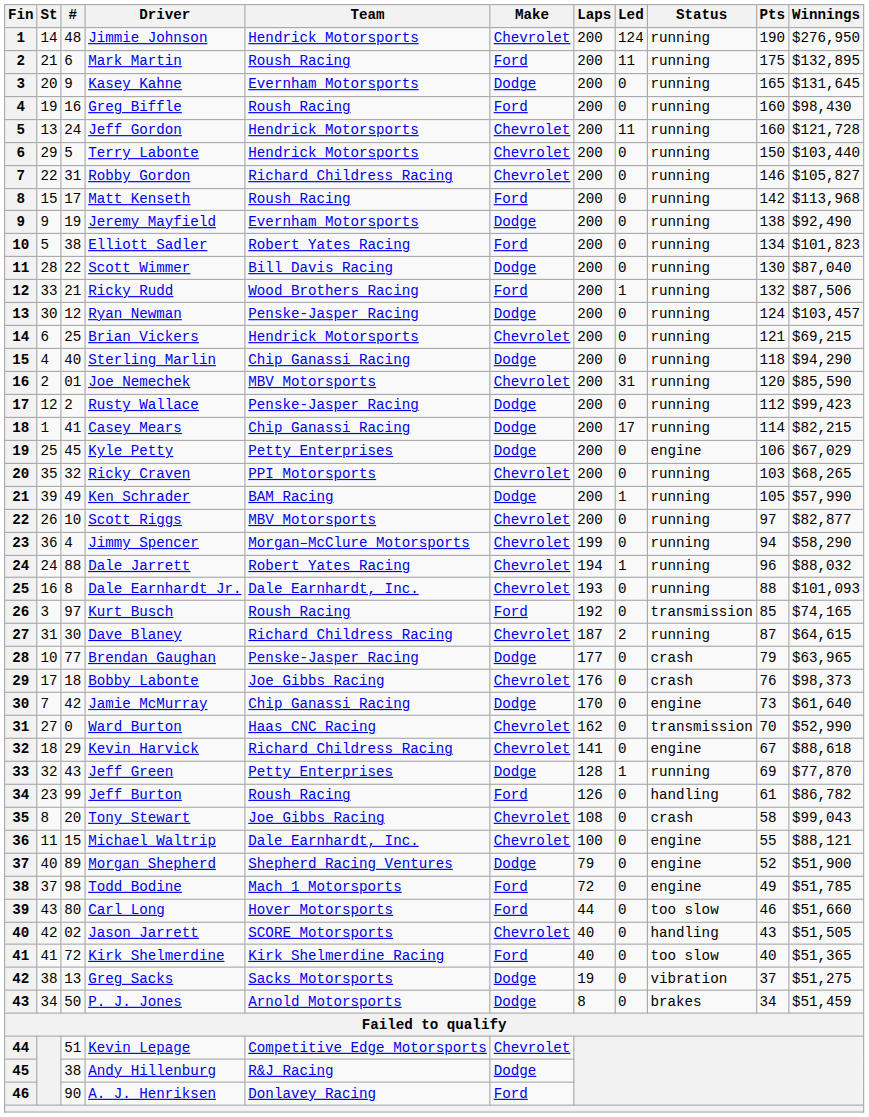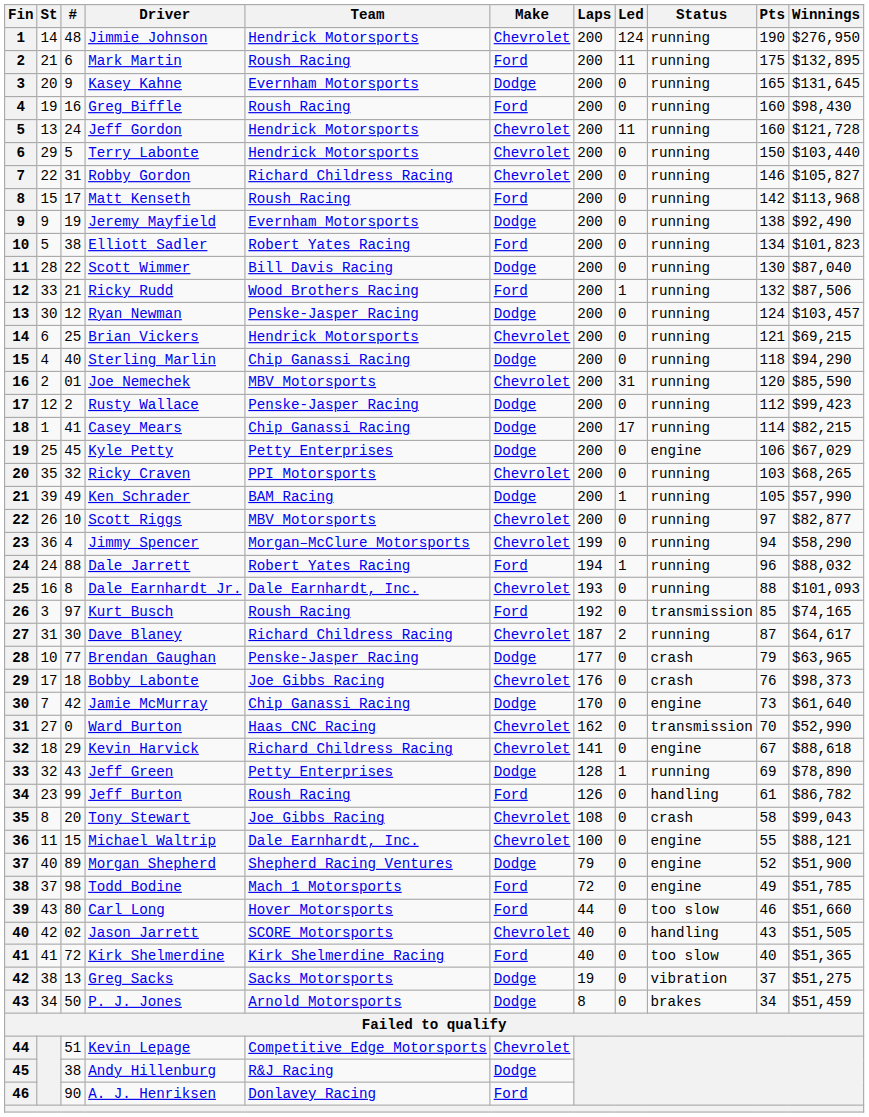(532, 567) Chevrolet -> (511, 567) Ford
(822, 635) $64,615 -> (822, 635) $64,617
(822, 773) $77,870 -> (822, 773) $78,890
